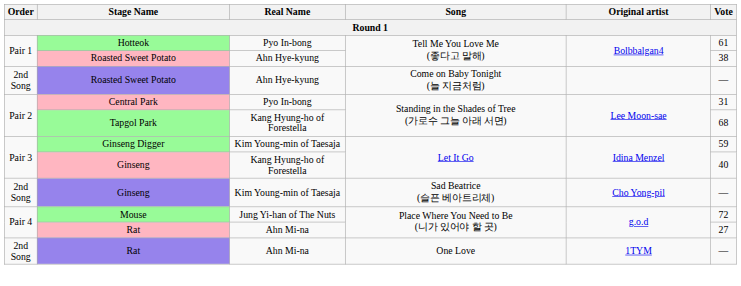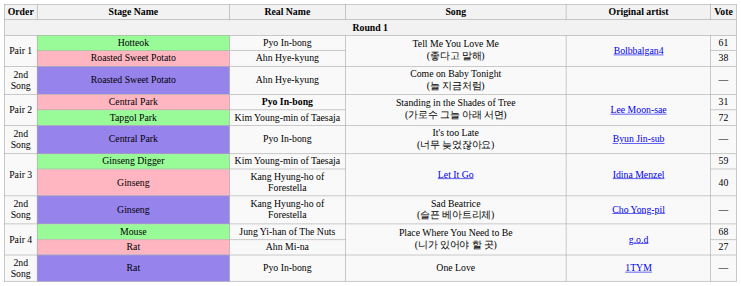(287, 102) normal -> (287, 102) bold
(287, 123) Kang Hyung-ho of Forestella -> (287, 117) Kim Young-min of Taesaja
(723, 123) 68 -> (723, 117) 72
+ row: (133, 139)
(287, 192) Kim Young-min of Taesaja -> (287, 210) Kang Hyung-ho of Forestella
(723, 214) 72 -> (723, 231) 68
(287, 251) Ahn Mi-na -> (287, 268) Pyo In-bong
